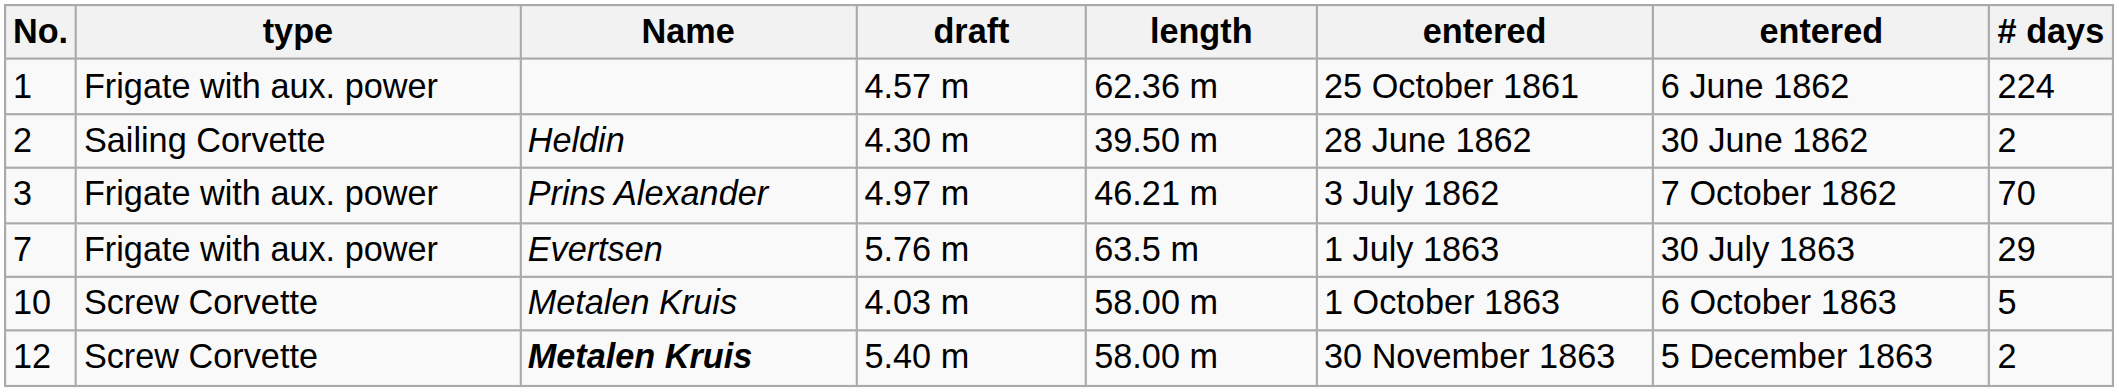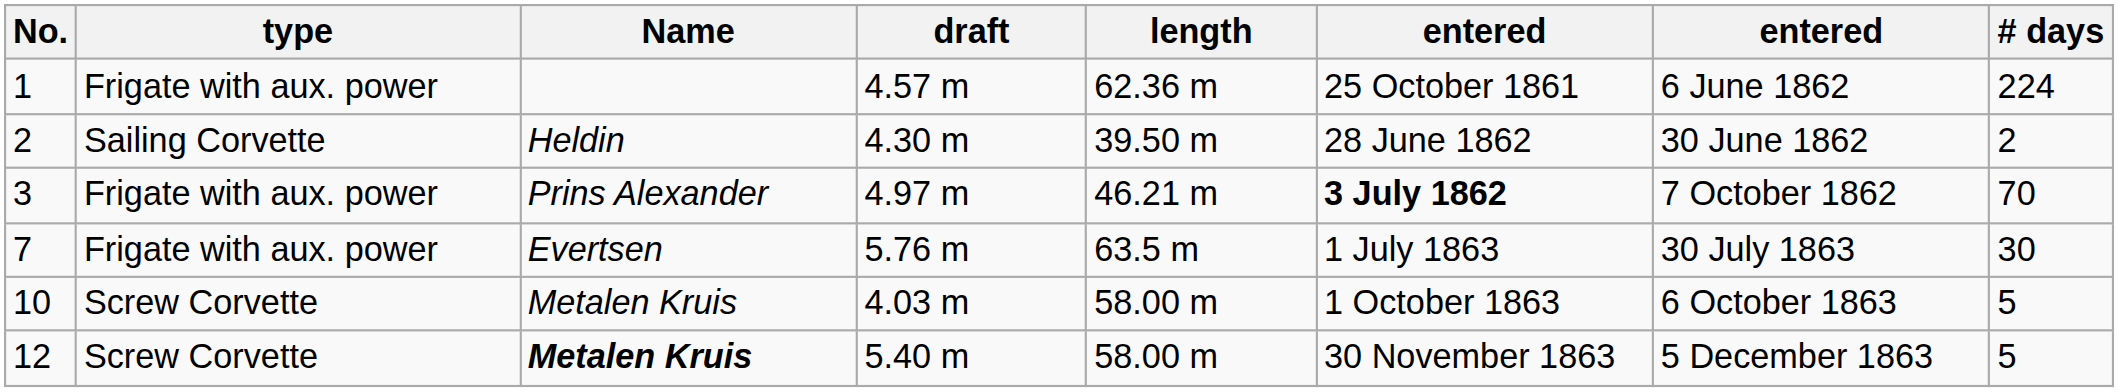(1412, 194) normal -> (1415, 194) bold
(2017, 248) 29 -> (2017, 248) 30
(2007, 357) 2 -> (2007, 357) 5
